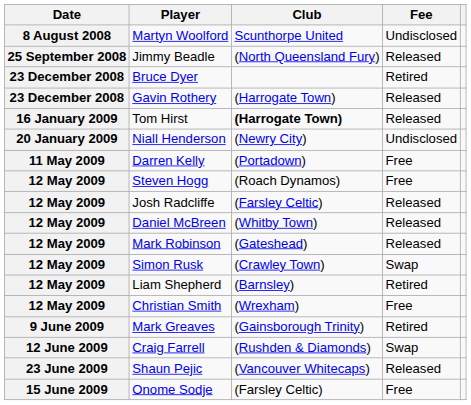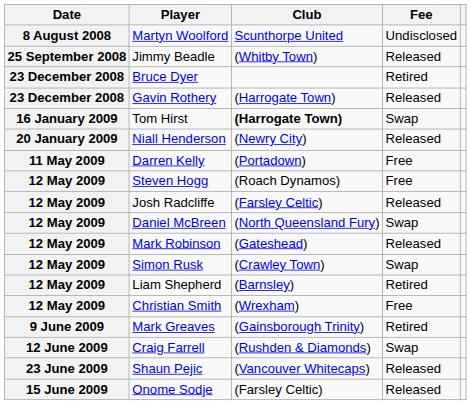(307, 56) (North Queensland Fury) -> (276, 56) (Whitby Town)
(413, 118) Released -> (402, 118) Swap
(421, 139) Undisclosed -> (413, 139) Released
(276, 222) (Whitby Town) -> (307, 222) (North Queensland Fury)
(413, 222) Released -> (402, 222) Swap
(399, 389) Free -> (413, 389) Released
